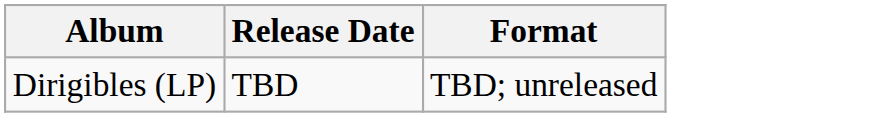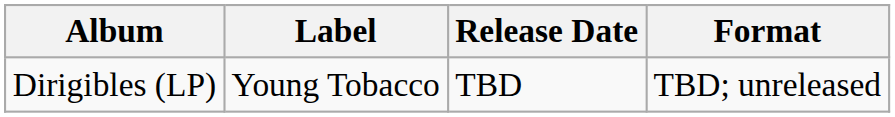+ column: (336, 31)
